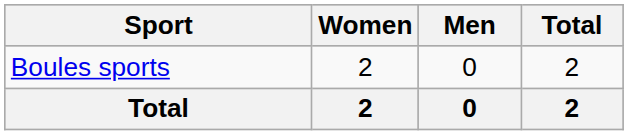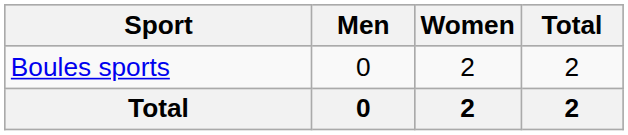columns swapped: (470, 25) <-> (365, 25)
